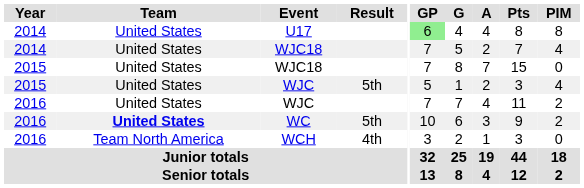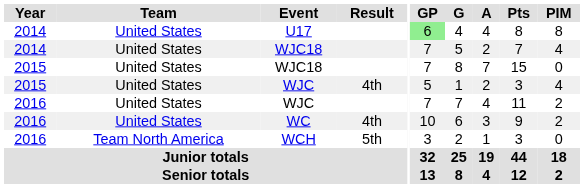(372, 85) 5th -> (372, 85) 4th
(159, 121) bold -> (159, 121) normal
(372, 121) 5th -> (372, 121) 4th
(372, 139) 4th -> (372, 139) 5th
